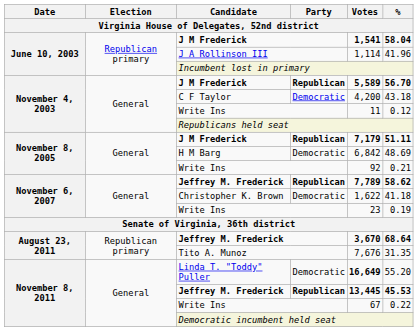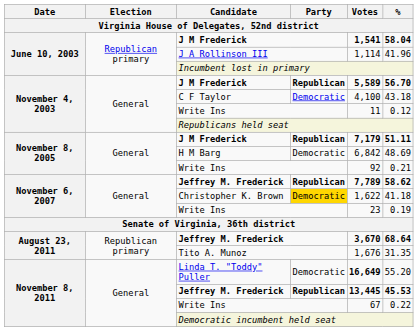(367, 97) 4,200 -> (367, 97) 4,100
(319, 196) no background -> (319, 196) gold background
(367, 253) 7,676 -> (367, 253) 1,676
